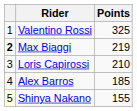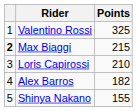(121, 47) 219 -> (121, 47) 215
(121, 81) 185 -> (121, 81) 182
(10, 99) lightyellow background -> (10, 99) no background
